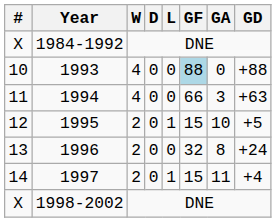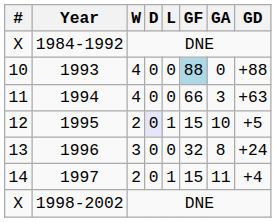(154, 124) no background -> (154, 124) lavender background
(136, 150) 2 -> (136, 150) 3
